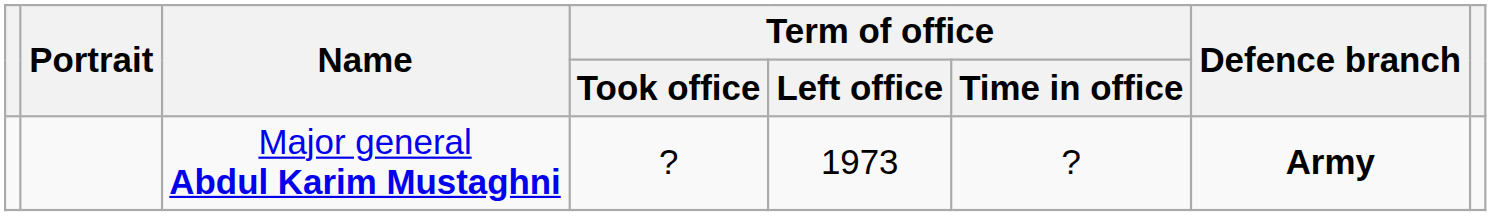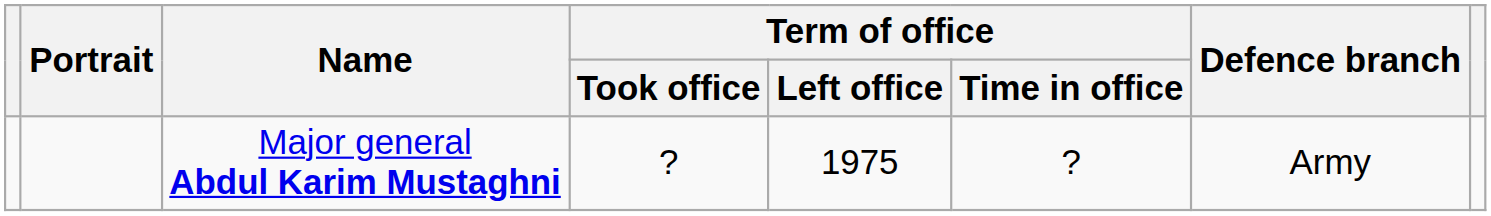(860, 162) 1973 -> (860, 162) 1975
(1330, 162) bold -> (1330, 162) normal
